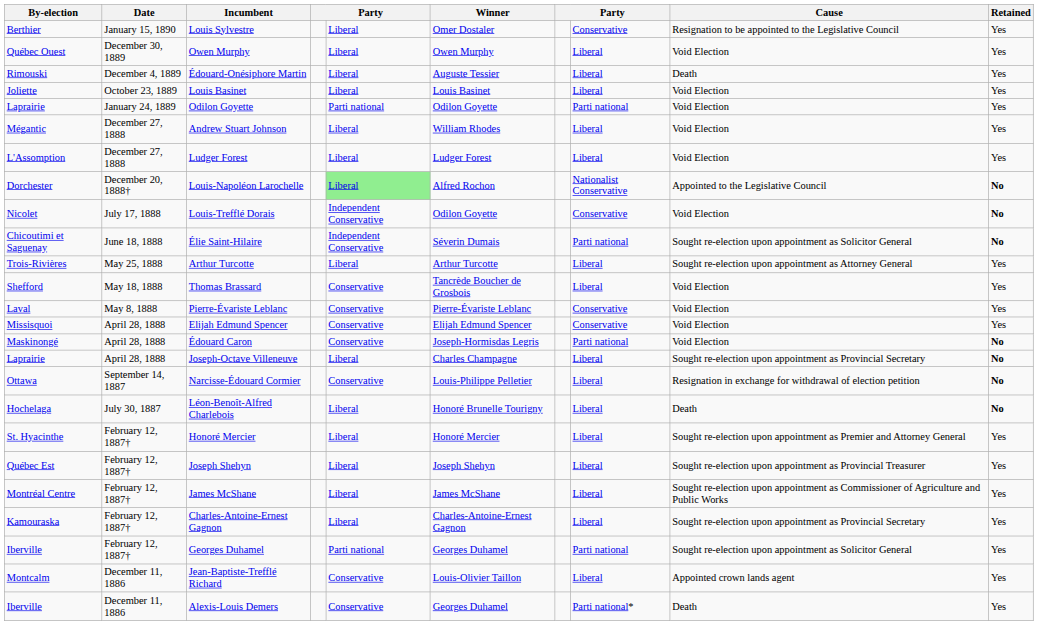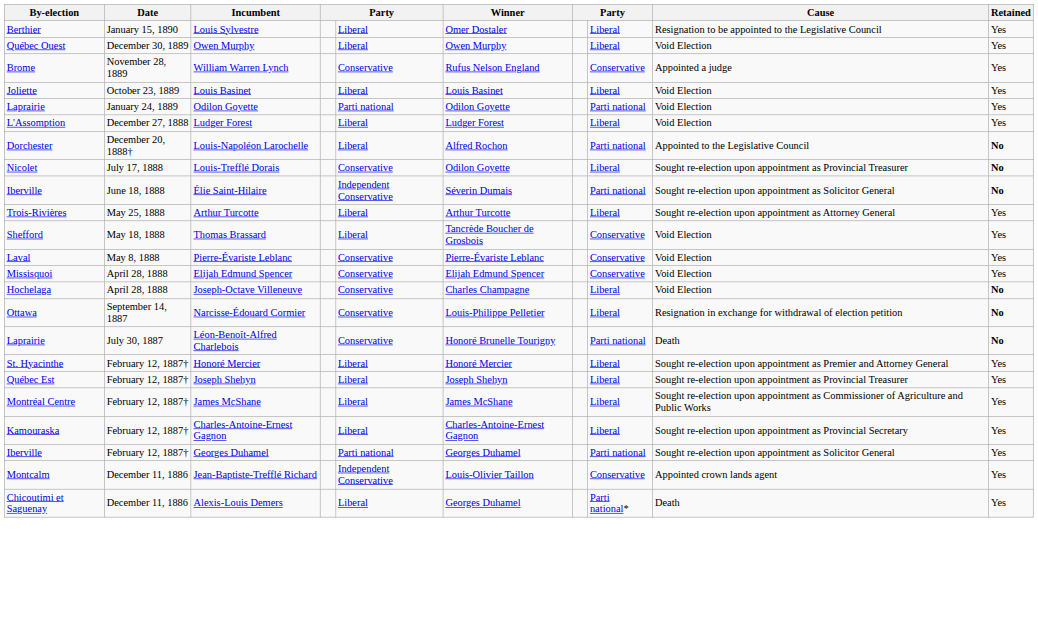(600, 29) Conservative -> (605, 29) Liberal
- row: (248, 73)
+ row: (241, 68)
- row: (238, 129)
(343, 185) lightgreen background -> (353, 145) no background
(600, 185) Nationalist Conservative -> (618, 145) Parti national
(356, 213) Independent Conservative -> (365, 168) Conservative
(600, 213) Conservative -> (605, 168) Liberal
(701, 213) Void Election -> (781, 168) Sought re-election upon appointment as Provincial Treasurer
(35, 242) Chicoutimi et Saguenay -> (24, 190) Iberville
(356, 286) Conservative -> (353, 235) Liberal
(588, 286) Liberal -> (617, 235) Conservative
- row: (220, 342)
(26, 358) Laprairie -> (29, 290) Hochelaga
(343, 358) Liberal -> (365, 290) Conservative
(799, 358) Sought re-election upon appointment as Provincial Secretary -> (683, 290) Void Election
(29, 409) Hochelaga -> (26, 340) Laprairie
(343, 409) Liberal -> (365, 340) Conservative
(588, 409) Liberal -> (618, 340) Parti national
(356, 578) Conservative -> (365, 475) Independent Conservative
(588, 578) Liberal -> (617, 475) Conservative
(24, 606) Iberville -> (35, 503) Chicoutimi et Saguenay
(356, 606) Conservative -> (353, 503) Liberal
